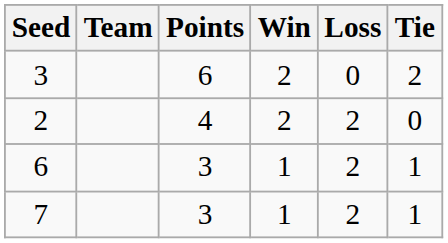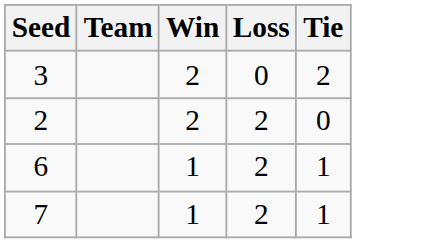- column: (205, 27)
